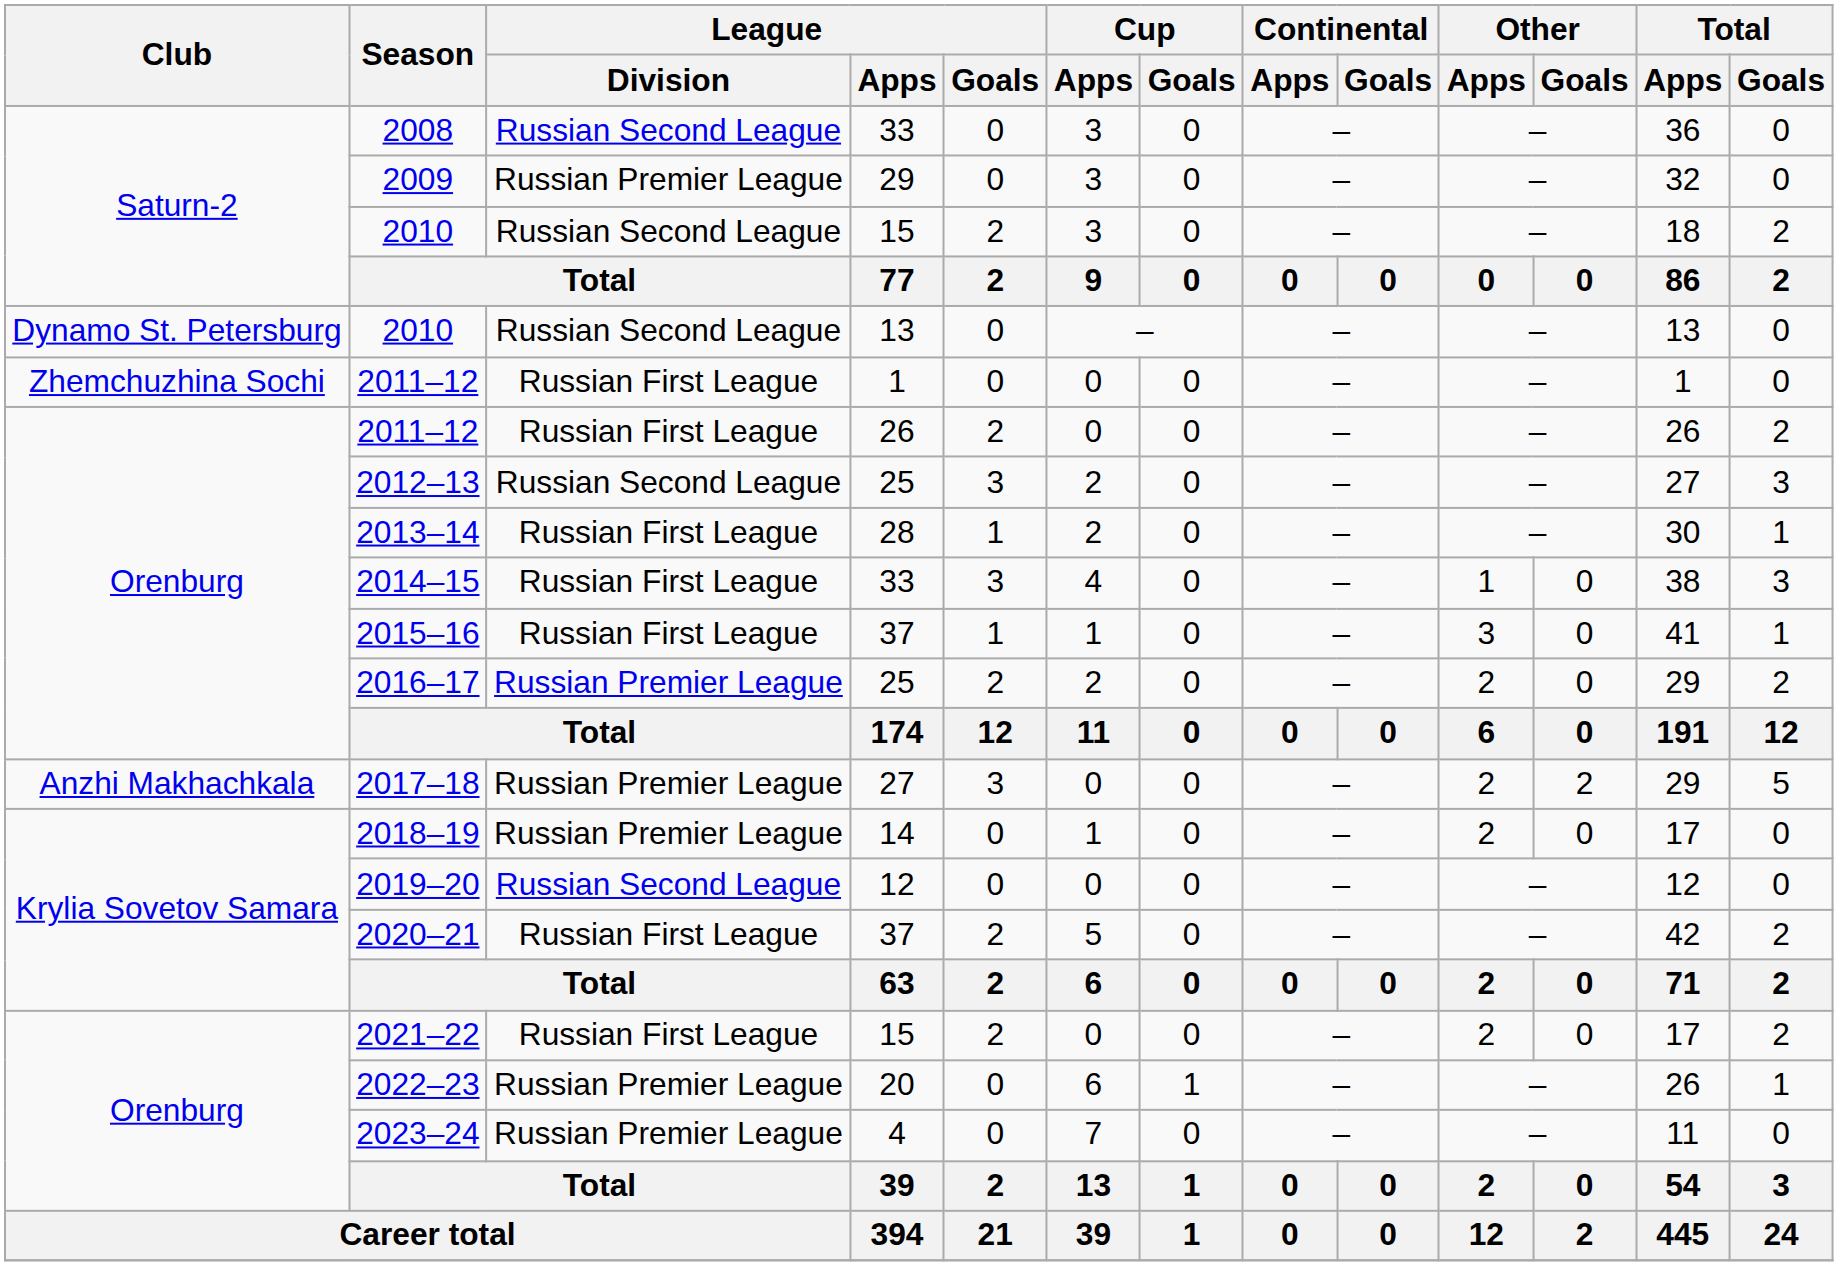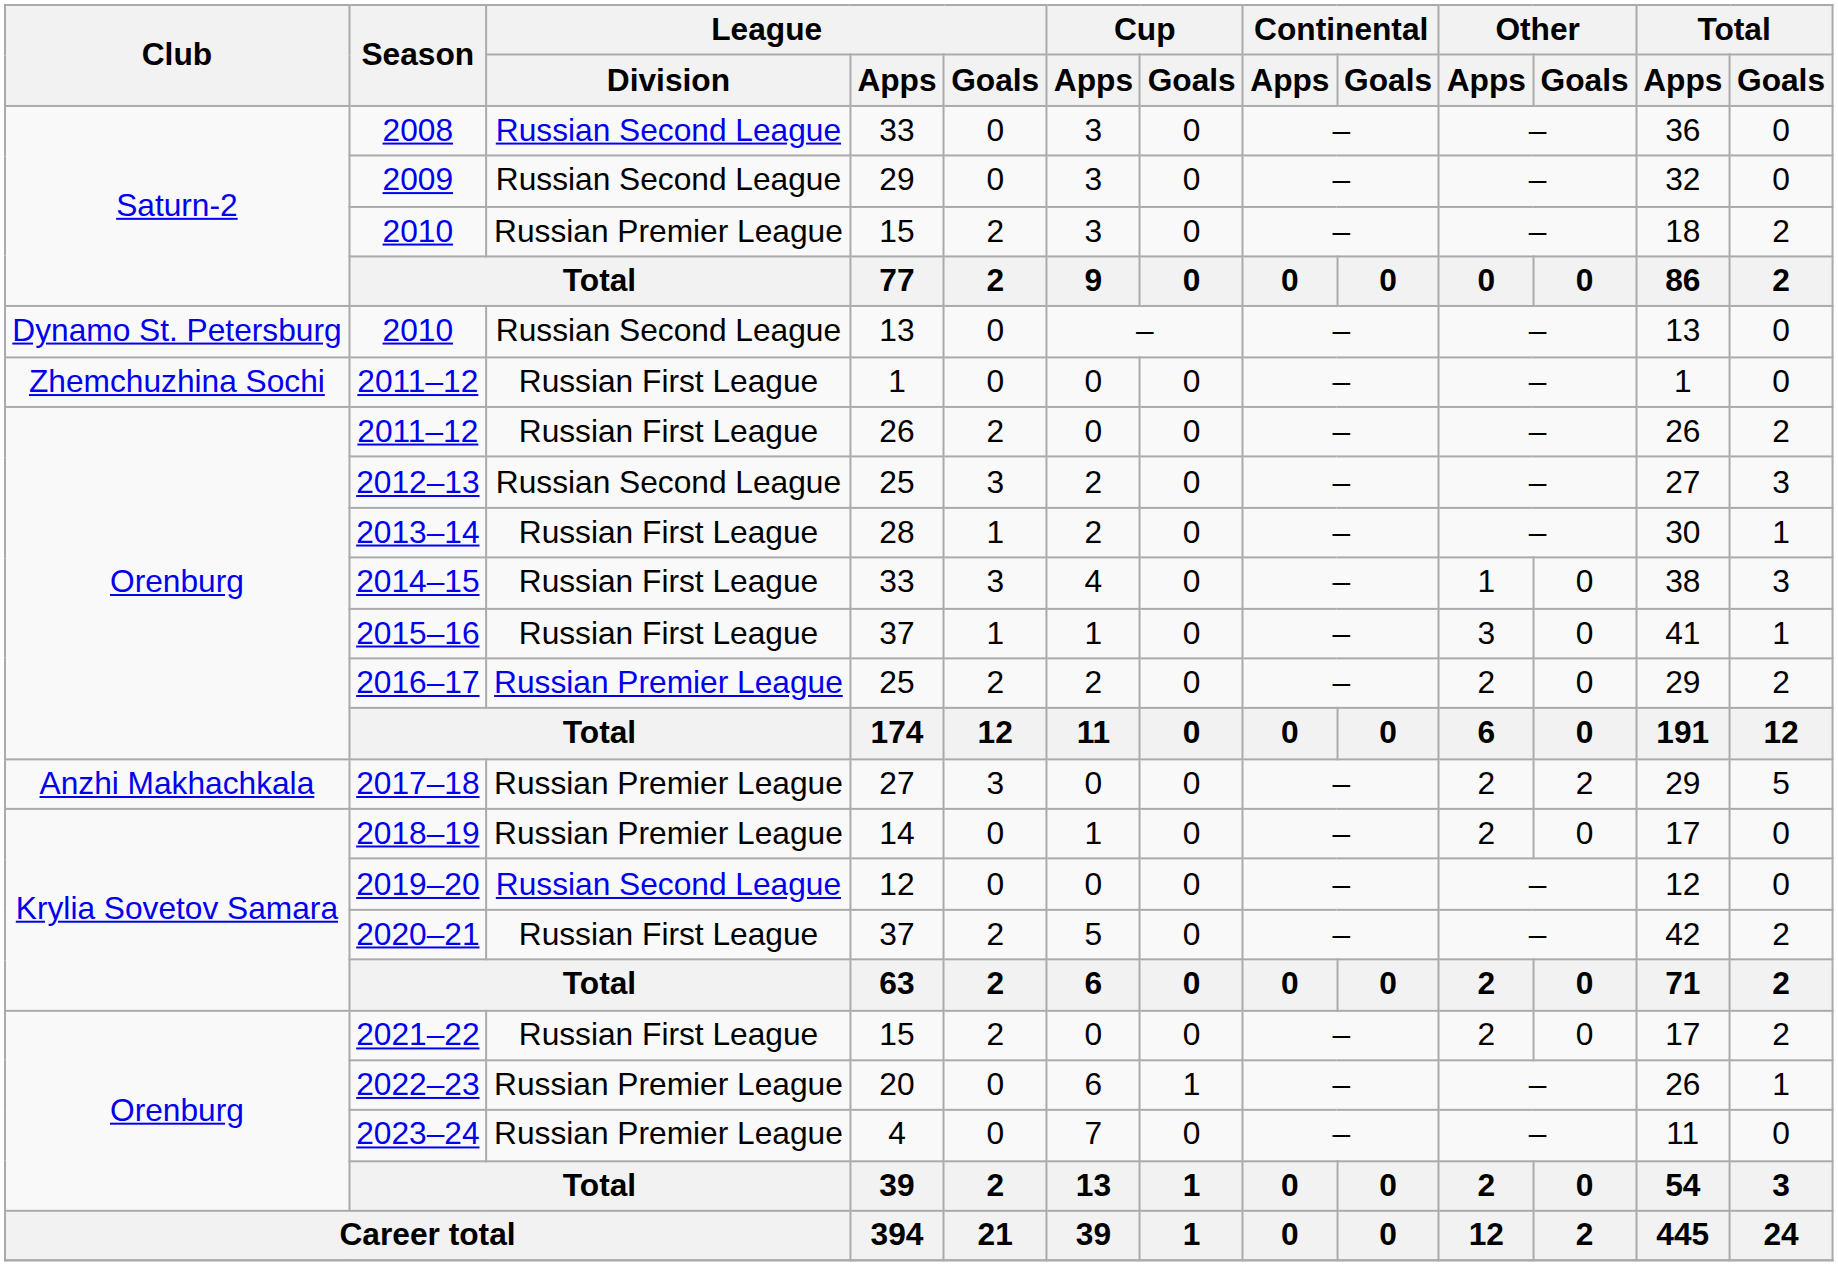(668, 180) Russian Premier League -> (668, 180) Russian Second League
(668, 230) Russian Second League -> (668, 230) Russian Premier League
